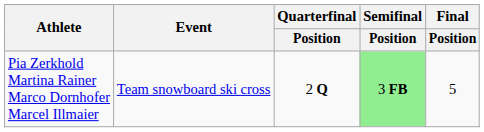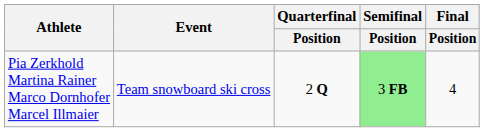(453, 89) 5 -> (453, 89) 4
